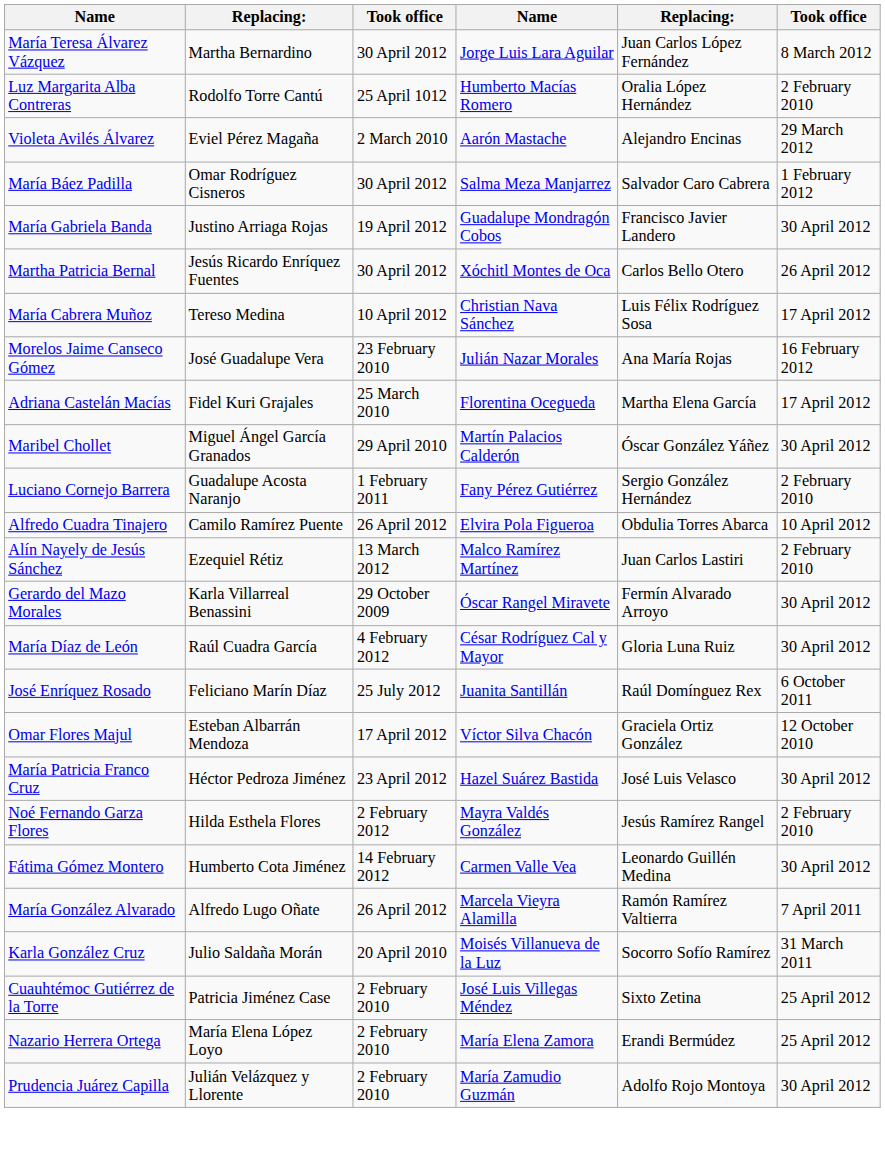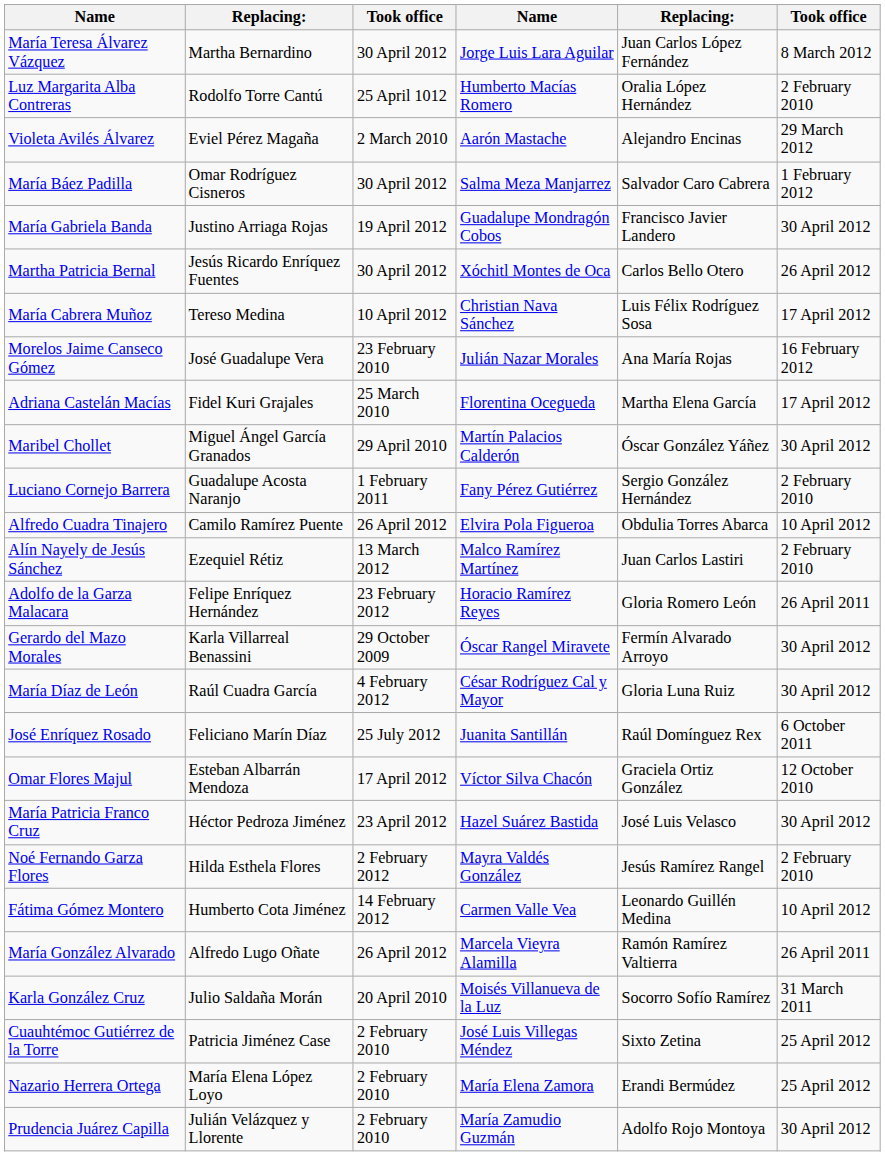+ row: (70, 603)
(826, 866) 30 April 2012 -> (826, 910) 10 April 2012
(821, 910) 7 April 2011 -> (825, 953) 26 April 2011
